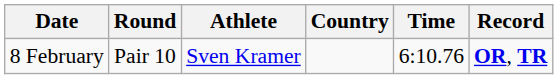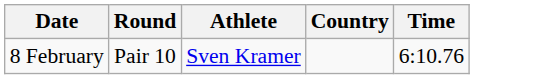- column: (511, 21)
